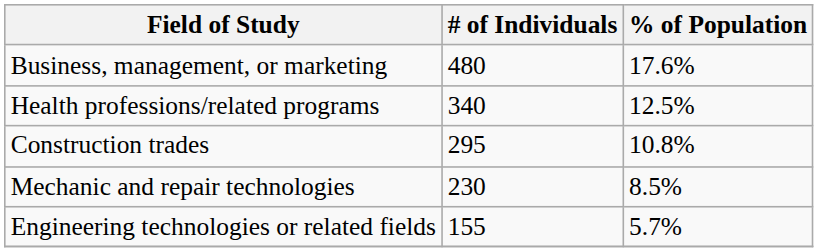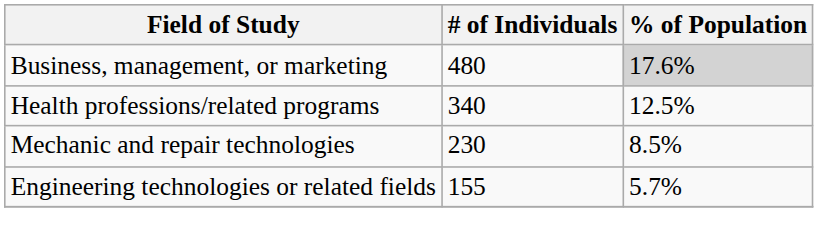(662, 65) no background -> (662, 65) lightgrey background
- row: (110, 145)
